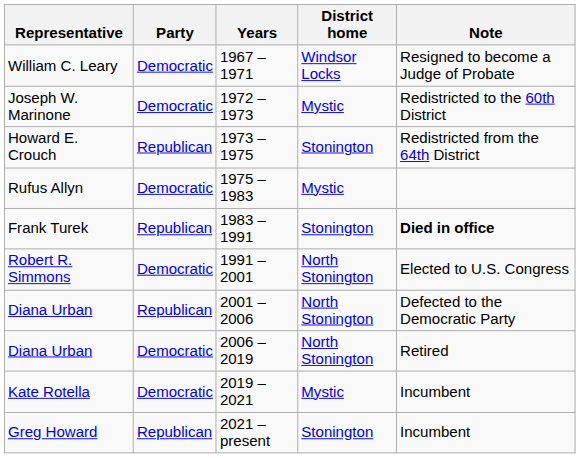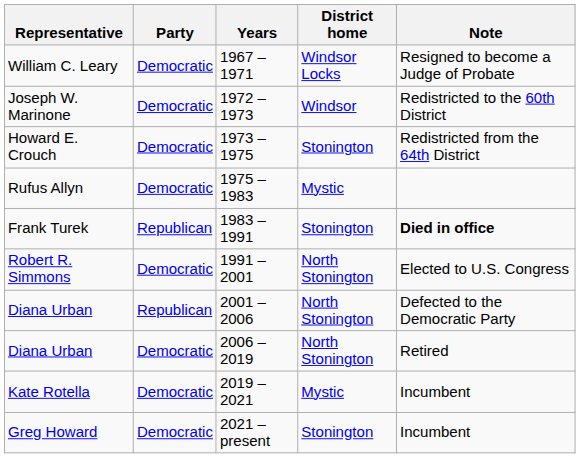(323, 106) Mystic -> (329, 106) Windsor
(175, 147) Republican -> (175, 147) Democratic
(175, 432) Republican -> (175, 432) Democratic
